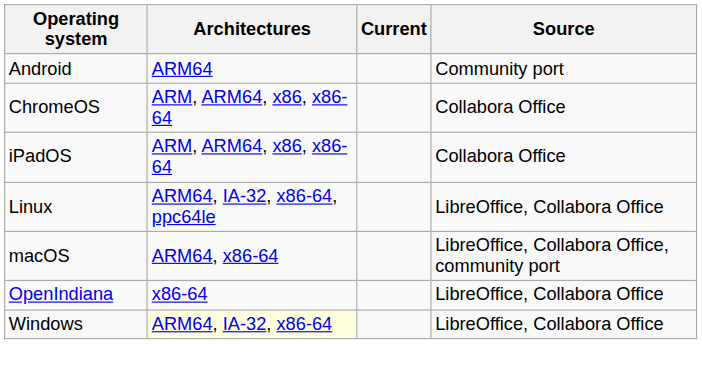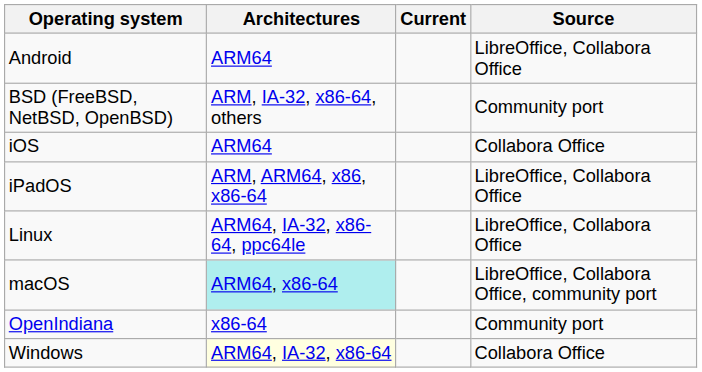(500, 68) Community port -> (563, 58) LibreOffice, Collabora Office
+ row: (91, 107)
- row: (54, 107)
+ row: (24, 146)
(500, 157) Collabora Office -> (563, 185) LibreOffice, Collabora Office
(215, 255) no background -> (274, 284) paleturquoise background
(549, 295) LibreOffice, Collabora Office -> (539, 324) Community port
(549, 324) LibreOffice, Collabora Office -> (540, 352) Collabora Office
